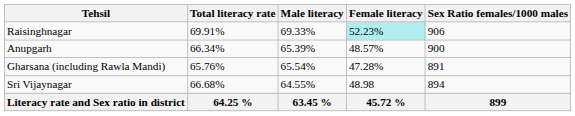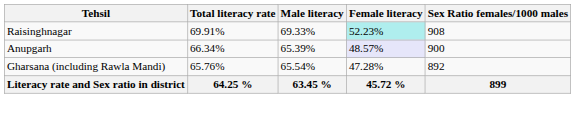(436, 31) 906 -> (436, 31) 908
(366, 48) no background -> (366, 48) lavender background
(436, 66) 891 -> (436, 66) 892
- row: (39, 84)
